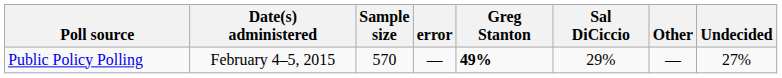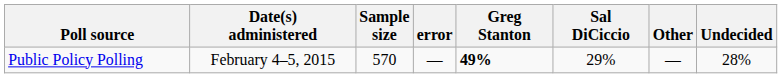(737, 60) 27% -> (737, 60) 28%
